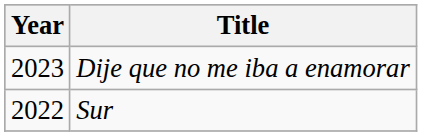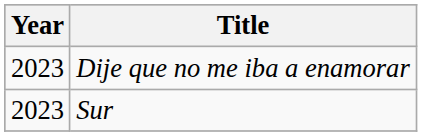(38, 109) 2022 -> (38, 109) 2023
